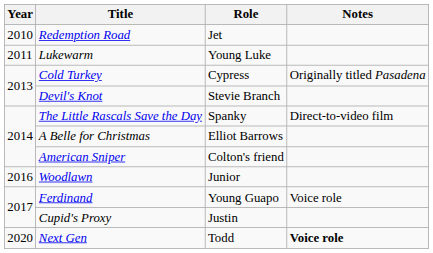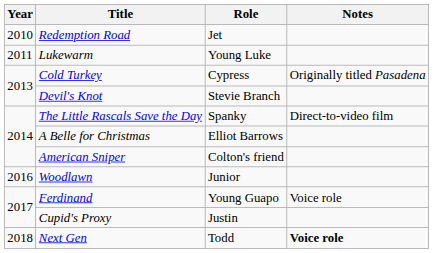(20, 237) 2020 -> (20, 237) 2018
